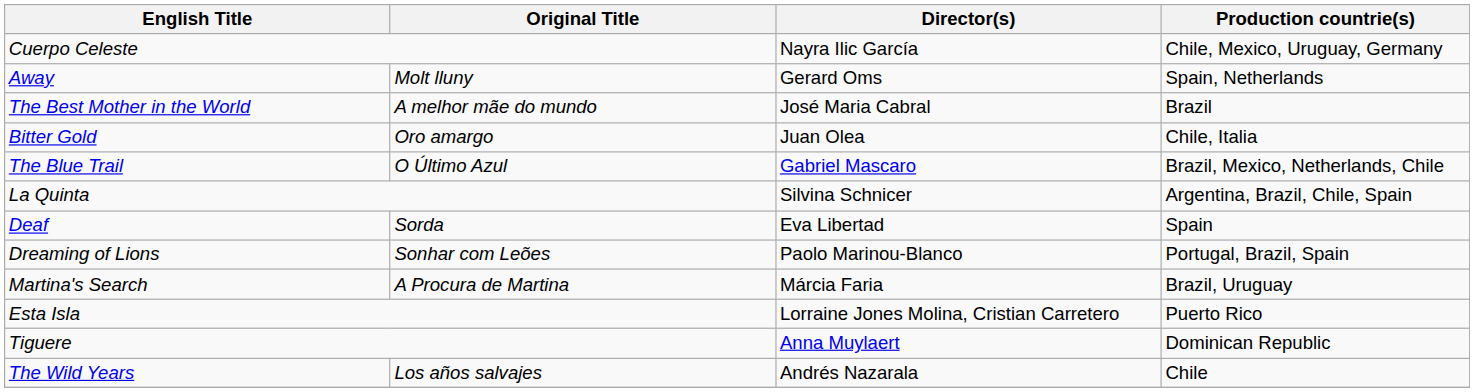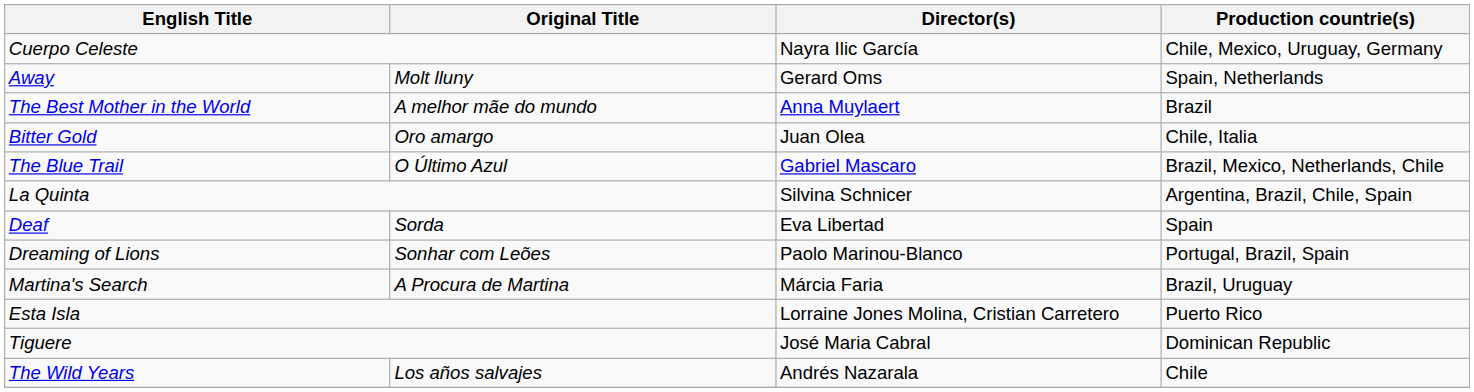(855, 107) José Maria Cabral -> (840, 107) Anna Muylaert
(840, 343) Anna Muylaert -> (855, 343) José Maria Cabral
